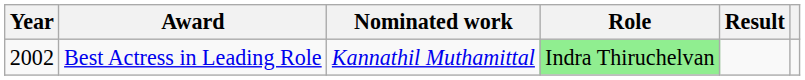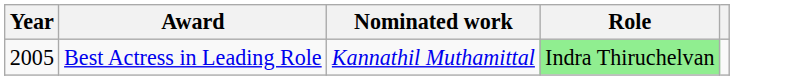- column: (755, 22)
(32, 57) 2002 -> (32, 57) 2005
